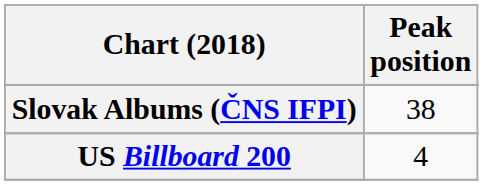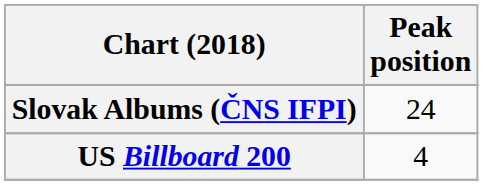(421, 108) 38 -> (421, 108) 24
